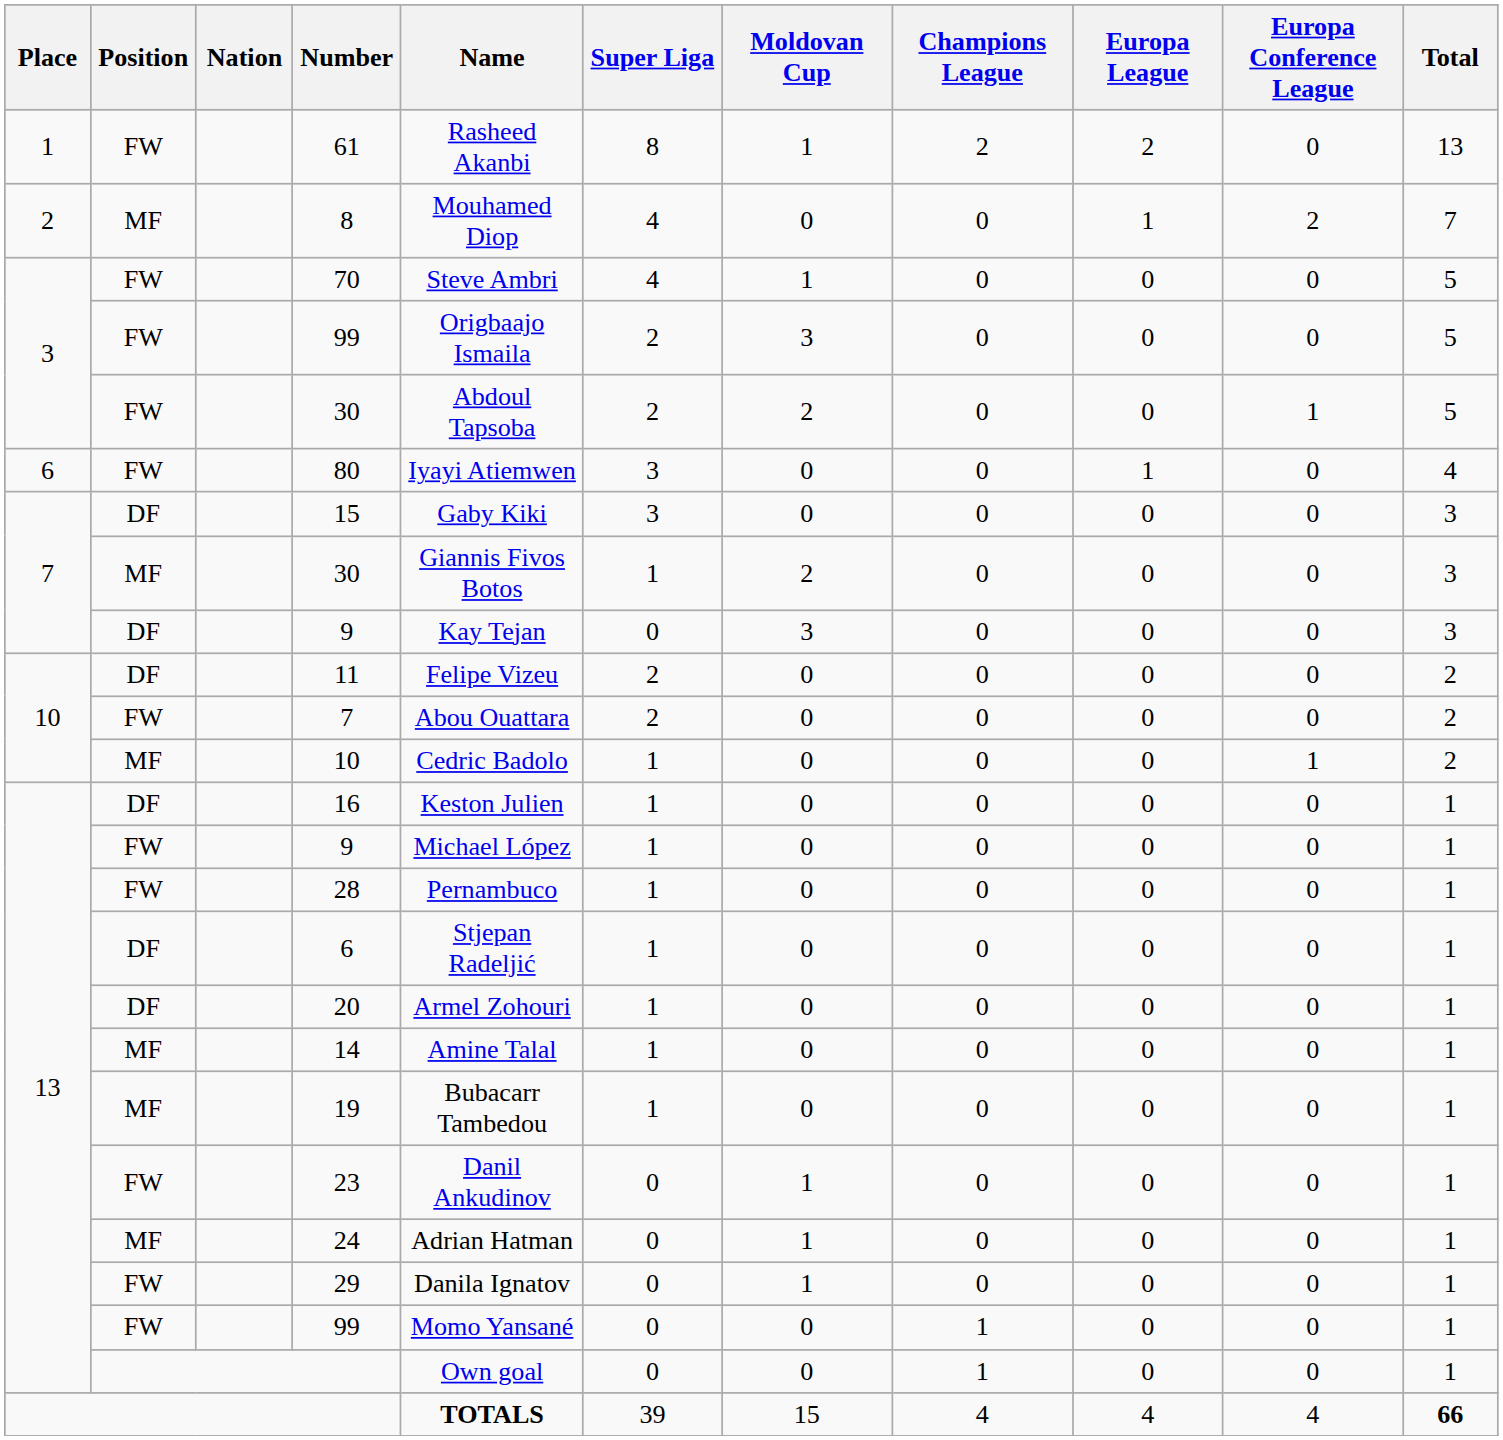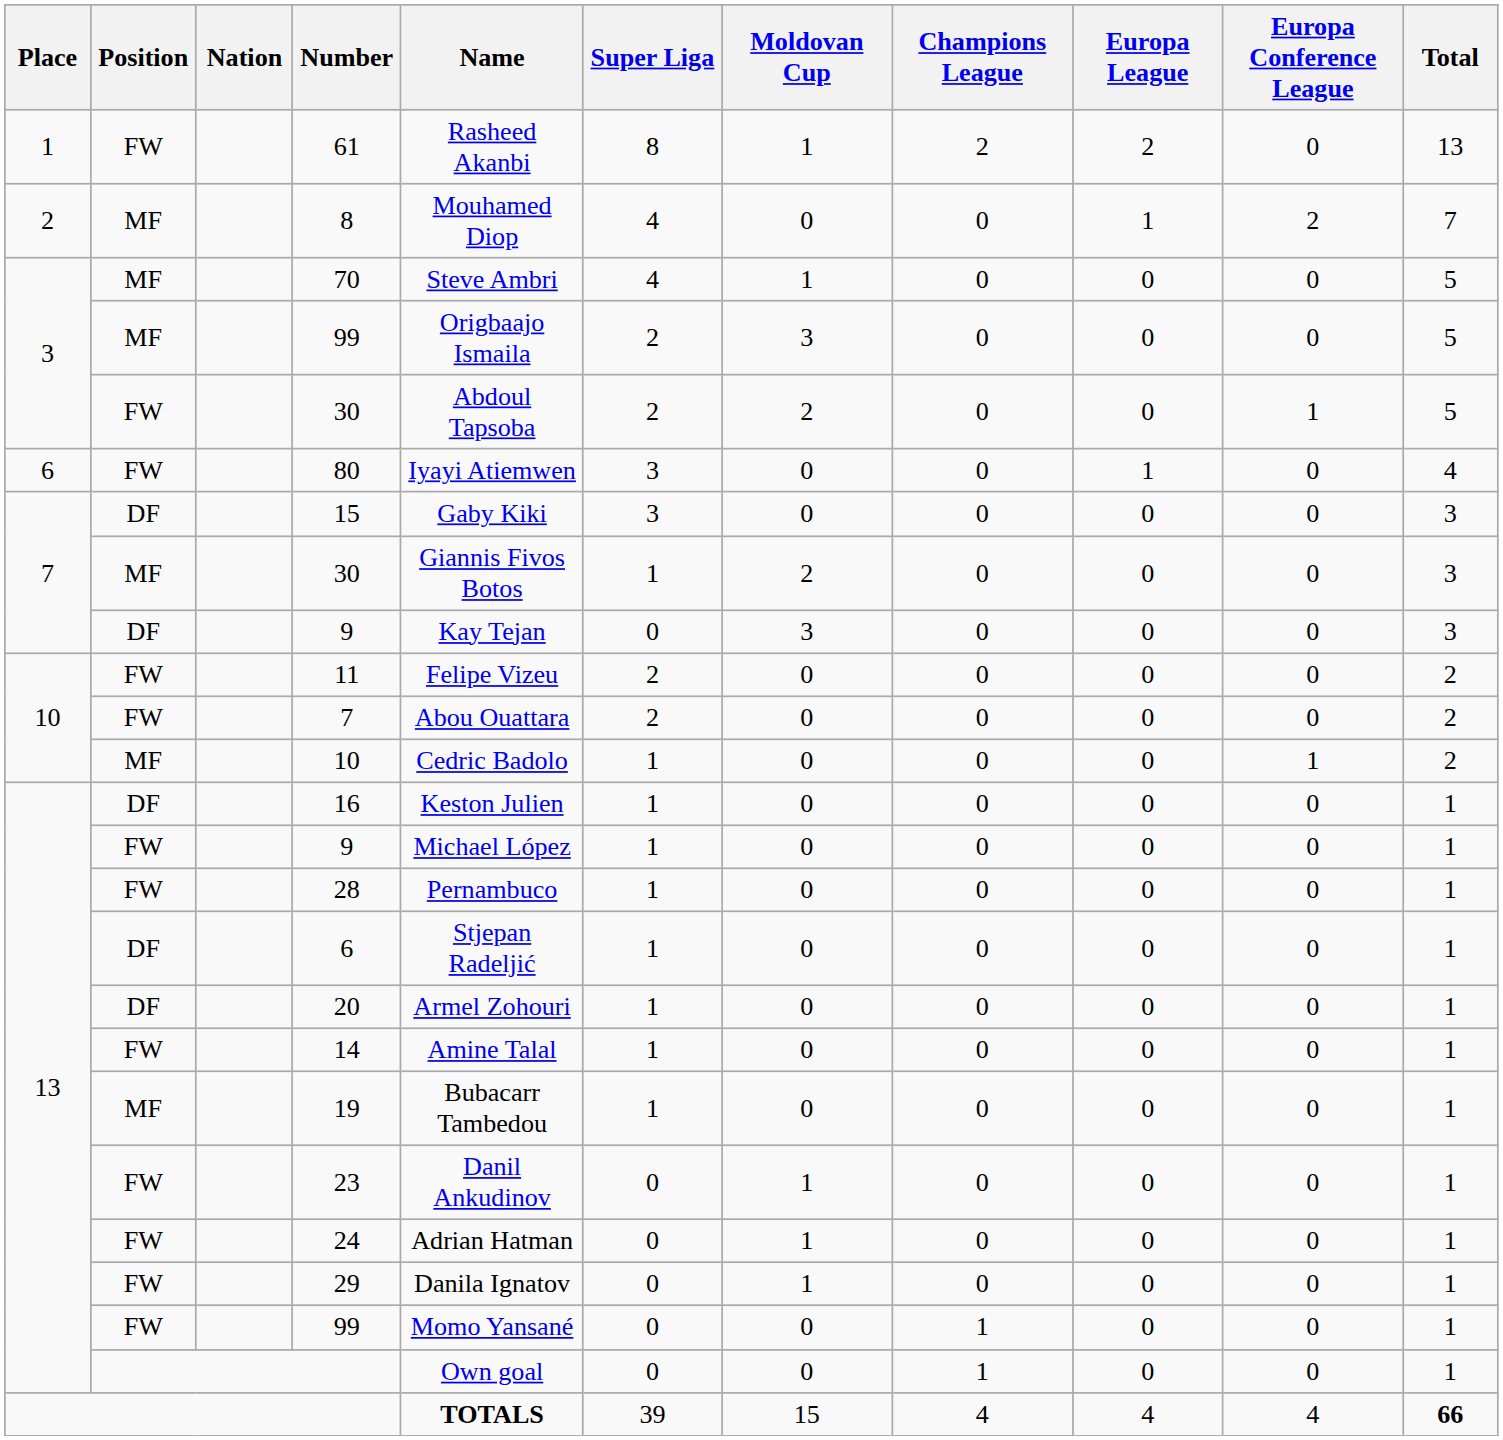(143, 279) FW -> (143, 279) MF
(143, 337) FW -> (143, 337) MF
(143, 674) DF -> (143, 674) FW
(143, 1049) MF -> (143, 1049) FW
(143, 1241) MF -> (143, 1241) FW
